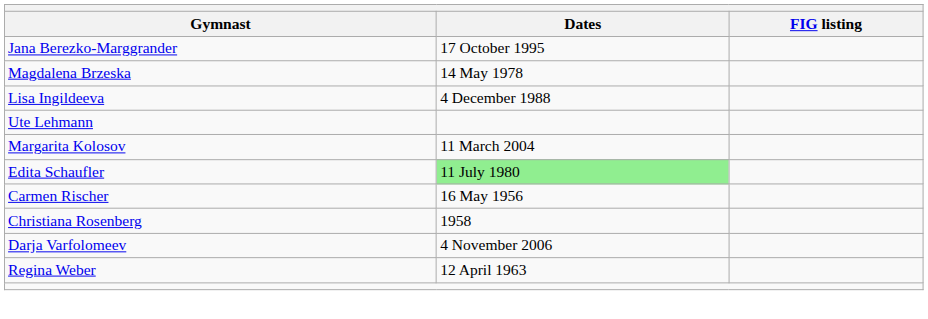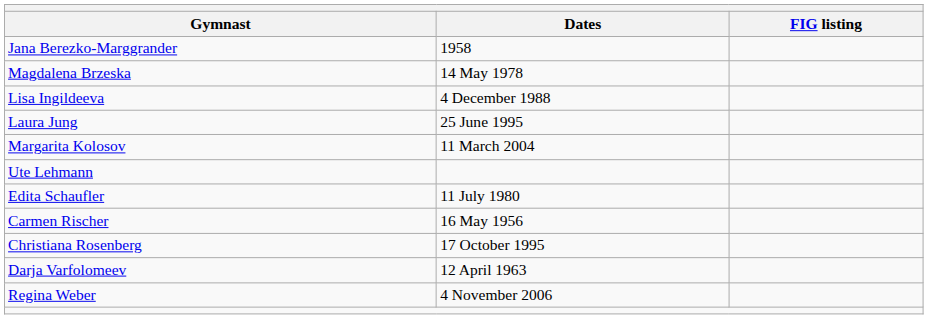(492, 48) 17 October 1995 -> (456, 48) 1958
+ row: (43, 122)
rows swapped: (51, 122) <-> (67, 147)
(480, 171) lightgreen background -> (480, 196) no background
(456, 220) 1958 -> (492, 245) 17 October 1995
(496, 245) 4 November 2006 -> (483, 270) 12 April 1963
(483, 270) 12 April 1963 -> (496, 294) 4 November 2006
